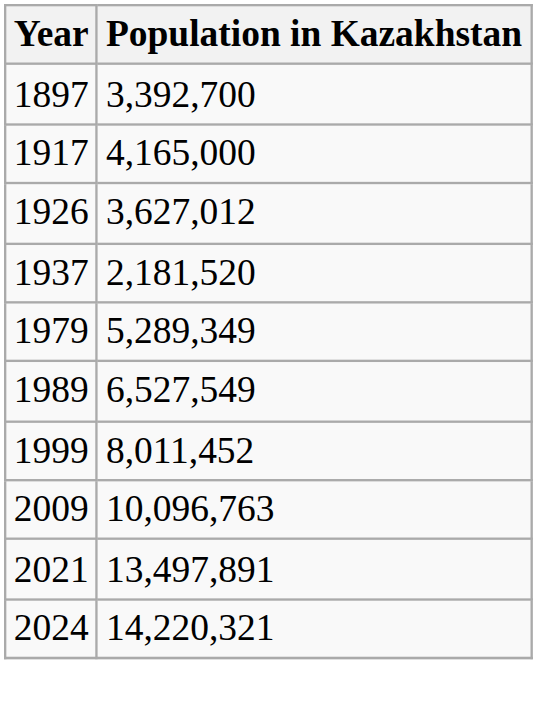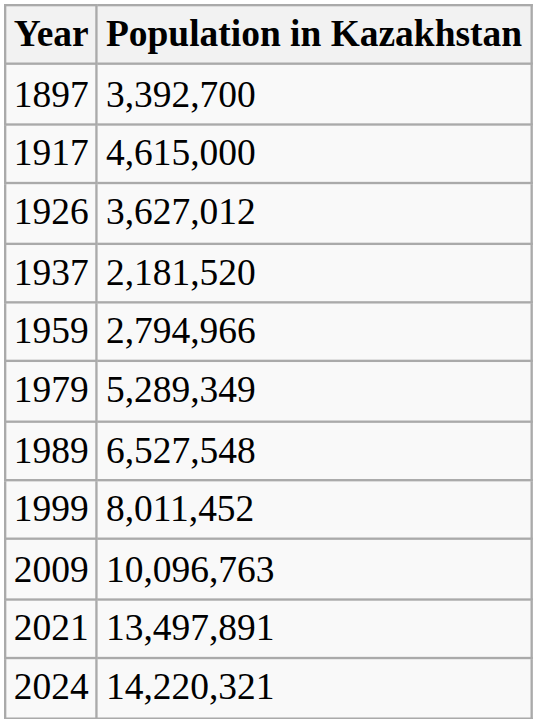(181, 152) 4,165,000 -> (181, 152) 4,615,000
+ row: (51, 331)
(181, 390) 6,527,549 -> (181, 449) 6,527,548
